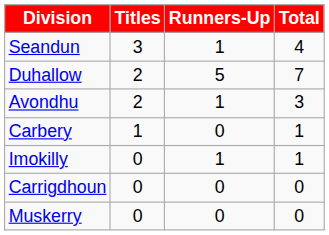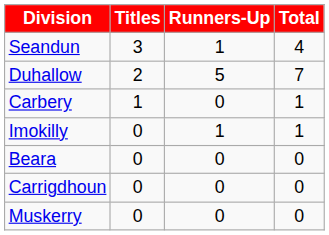- row: (44, 103)
+ row: (32, 159)
